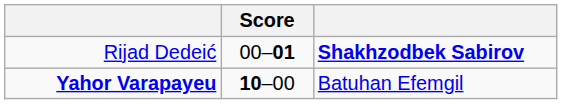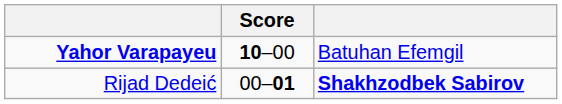rows swapped: (160, 52) <-> (136, 84)
